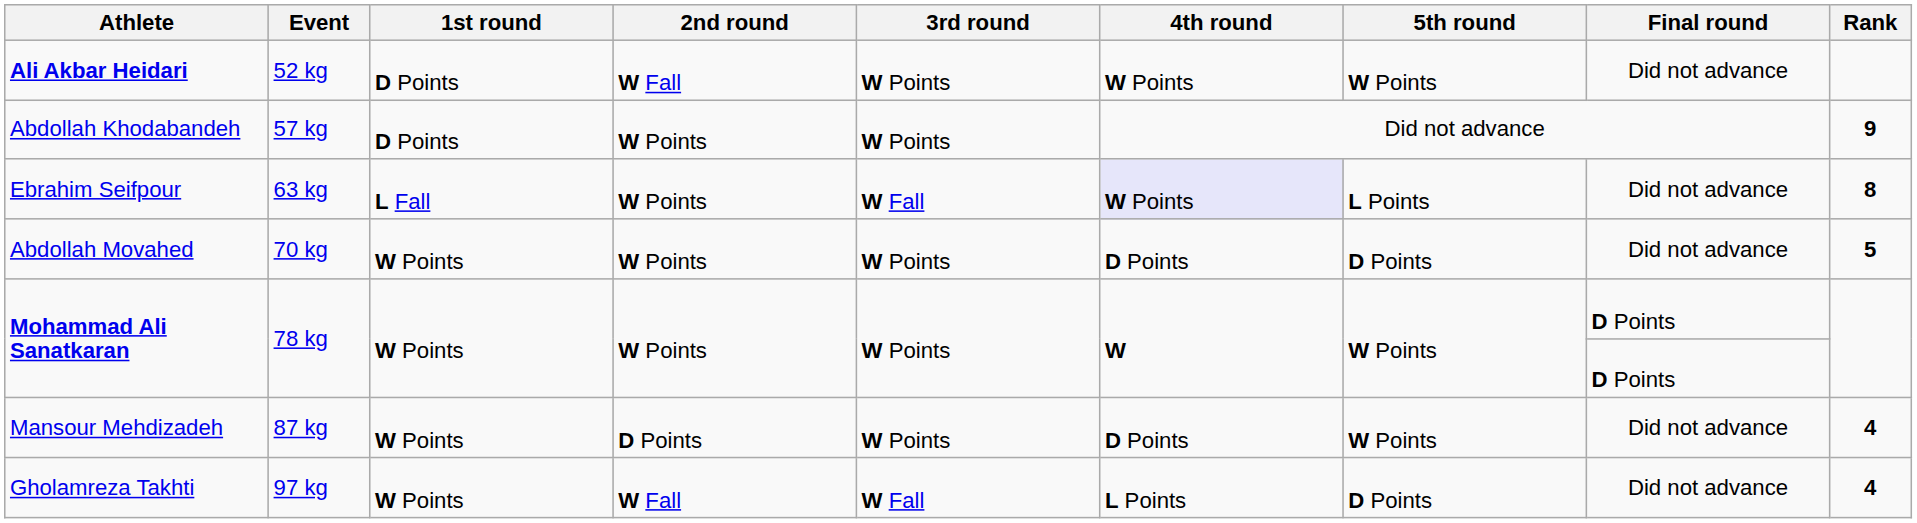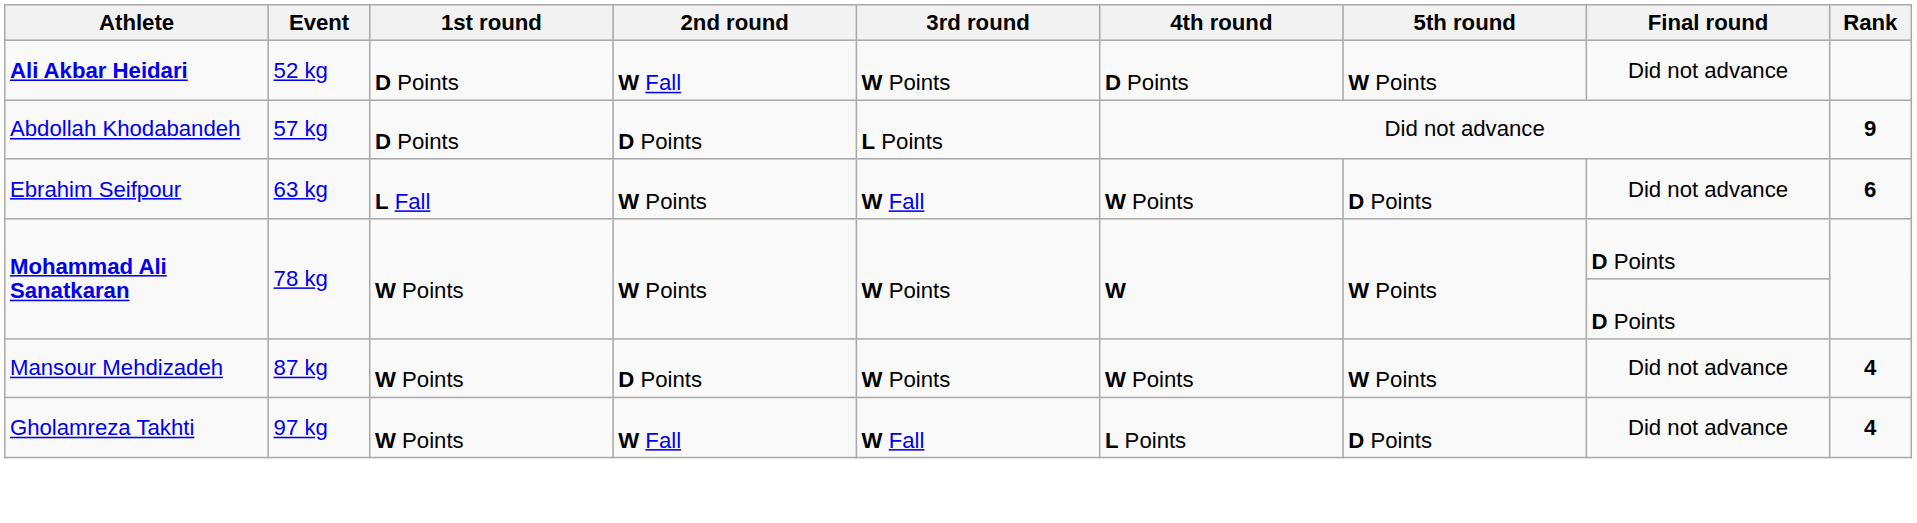(1149, 82) W Points -> (1147, 82) D Points
(663, 142) W Points -> (660, 142) D Points
(906, 142) W Points -> (902, 142) L Points
(1149, 202) lavender background -> (1149, 202) no background
(1389, 202) L Points -> (1390, 202) D Points
(1870, 189) 8 -> (1870, 189) 6
- row: (102, 249)
(1147, 440) D Points -> (1149, 381) W Points
